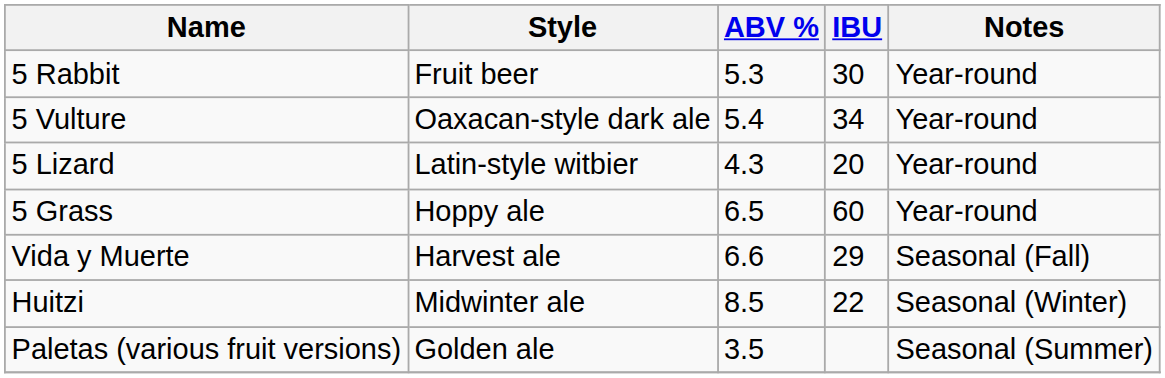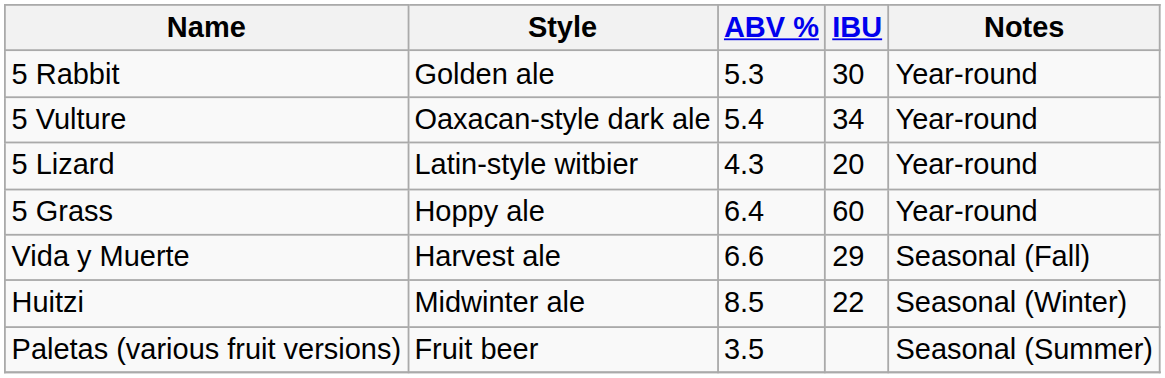(476, 73) Fruit beer -> (484, 73) Golden ale
(744, 211) 6.5 -> (744, 211) 6.4
(484, 348) Golden ale -> (476, 348) Fruit beer
